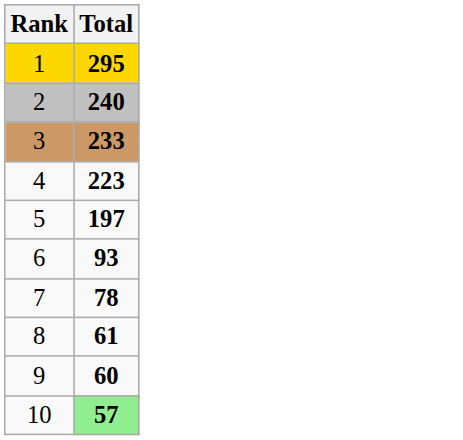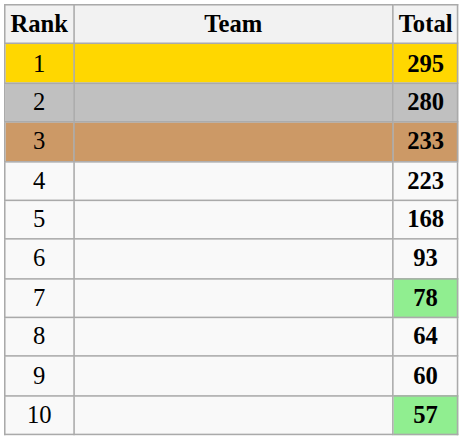+ column: (233, 24)
(106, 102) 240 -> (426, 102) 280
(106, 219) 197 -> (426, 219) 168
(106, 297) no background -> (426, 297) lightgreen background
(106, 336) 61 -> (426, 336) 64
